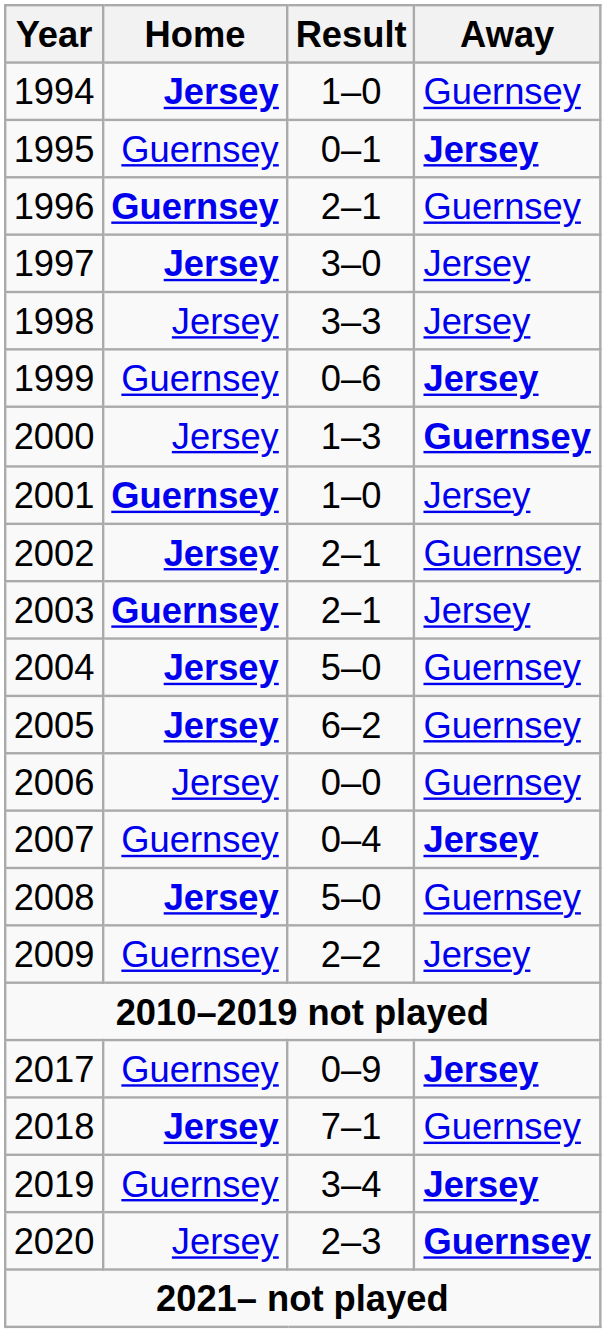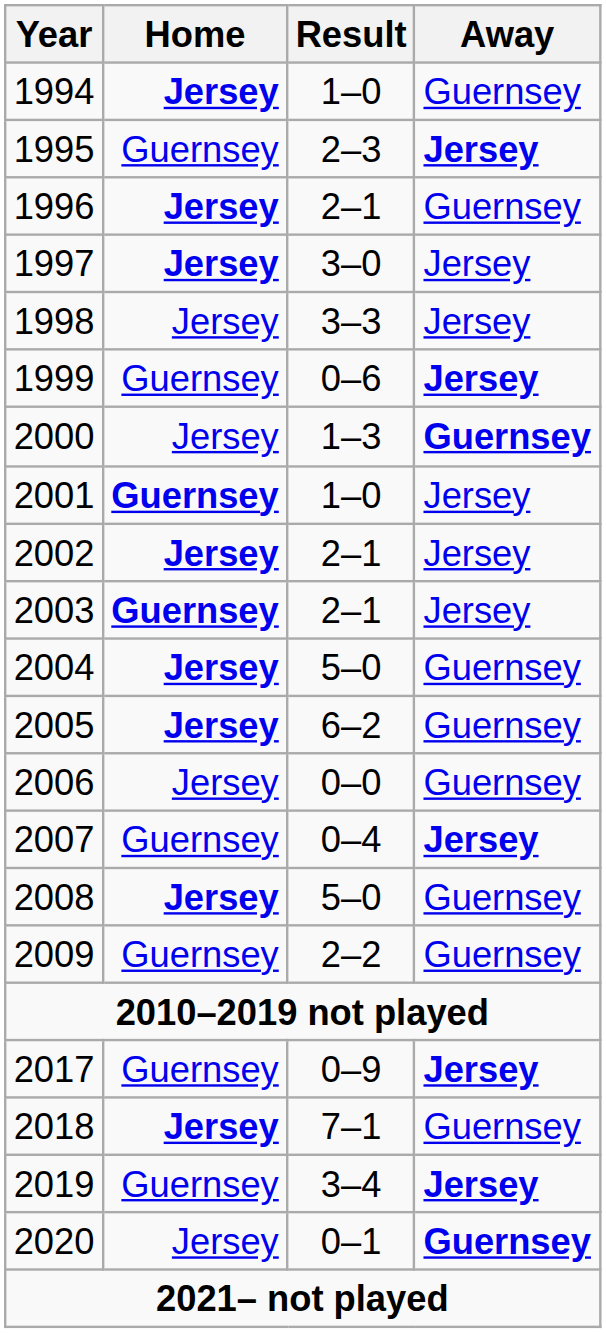(351, 149) 0–1 -> (351, 149) 2–3
(195, 207) Guernsey -> (221, 207) Jersey
(502, 552) Guernsey -> (477, 552) Jersey
(477, 954) Jersey -> (502, 954) Guernsey
(351, 1242) 2–3 -> (351, 1242) 0–1
